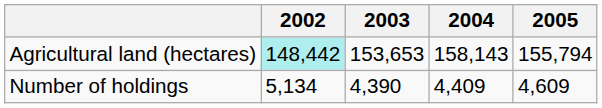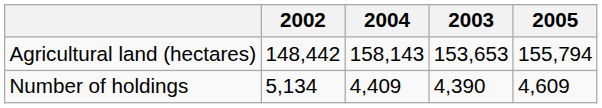columns swapped: (387, 20) <-> (471, 20)
(303, 53) paleturquoise background -> (303, 53) no background
